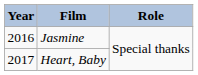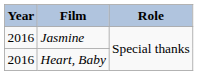(21, 59) 2017 -> (21, 59) 2016
